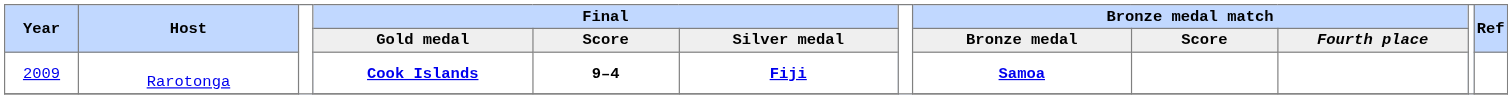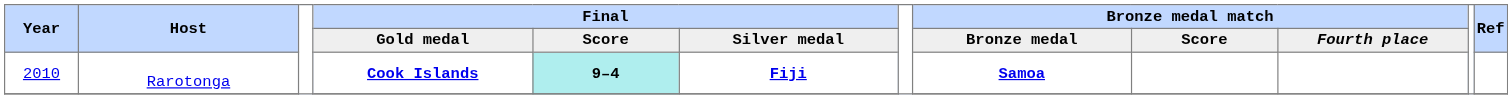(42, 73) 2009 -> (42, 73) 2010
(606, 73) no background -> (606, 73) paleturquoise background
